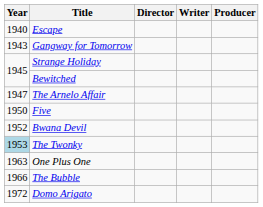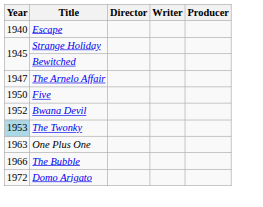- row: (82, 45)
